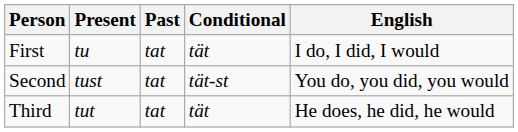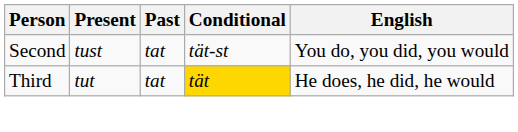- row: (27, 50)
(199, 111) no background -> (199, 80) gold background
